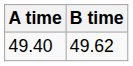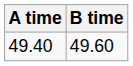(92, 46) 49.62 -> (92, 46) 49.60
